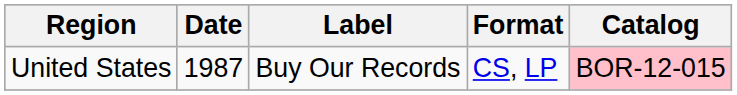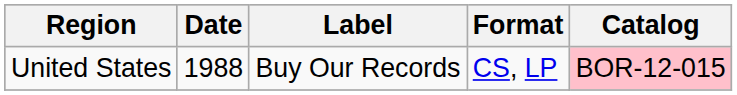(213, 68) 1987 -> (213, 68) 1988
